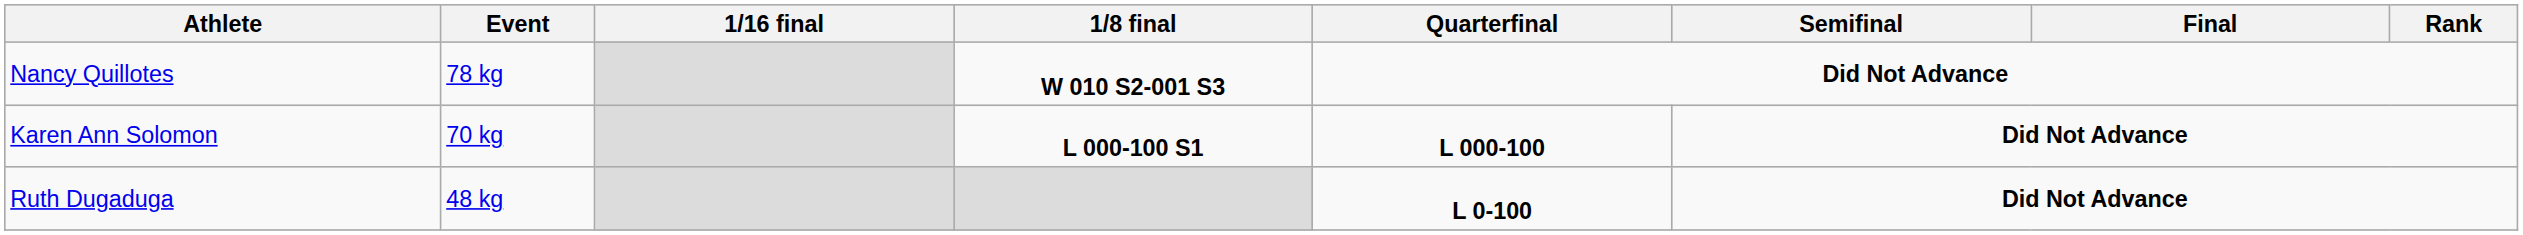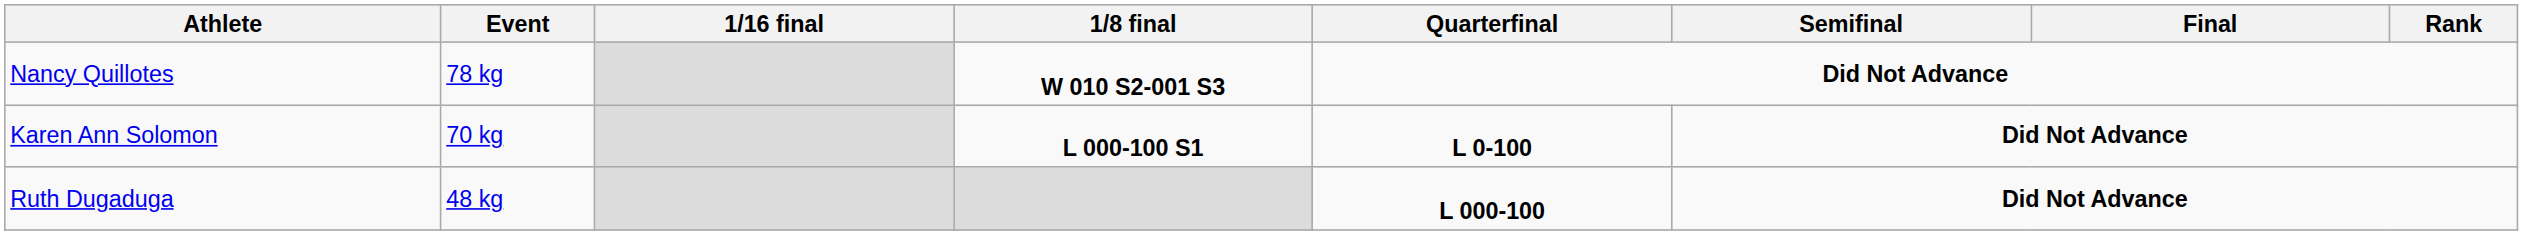(1492, 149) L 000-100 -> (1492, 149) L 0-100
(1492, 212) L 0-100 -> (1492, 212) L 000-100
